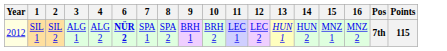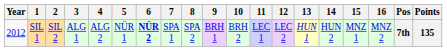+ column: (124, 11)
(16, 32) lightyellow background -> (16, 32) no background
(403, 32) 115 -> (427, 32) 135
